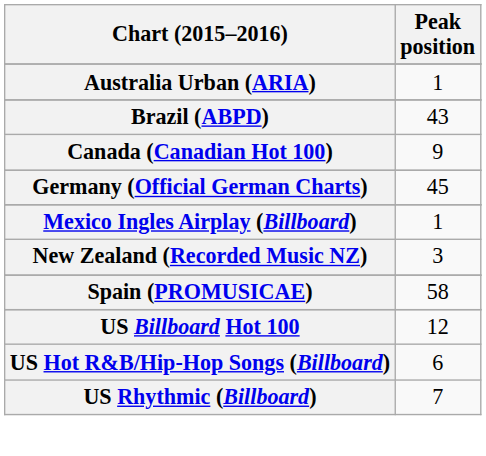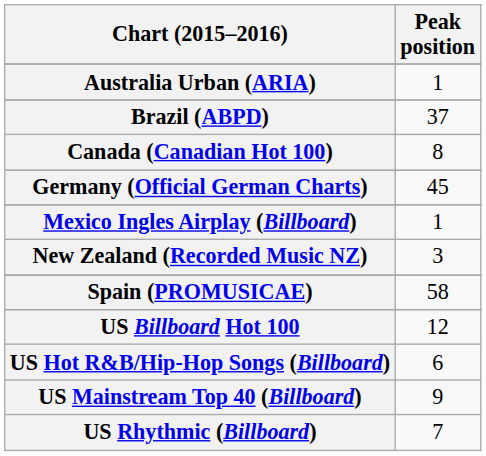(438, 116) 43 -> (438, 116) 37
(438, 151) 9 -> (438, 151) 8
+ row: (200, 397)
